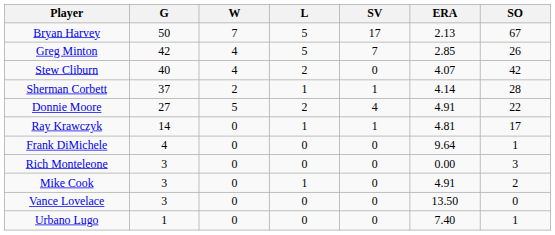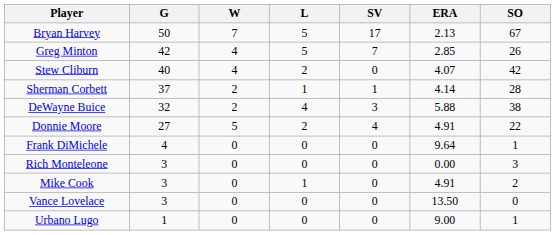+ row: (67, 107)
- row: (67, 126)
(445, 220) 7.40 -> (445, 220) 9.00
